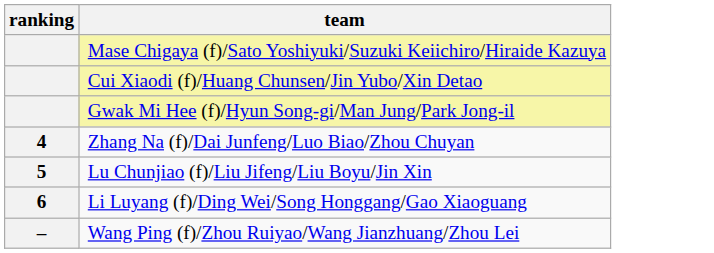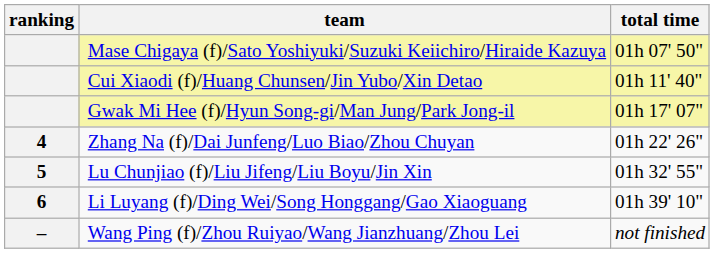+ column: (660, 19)
